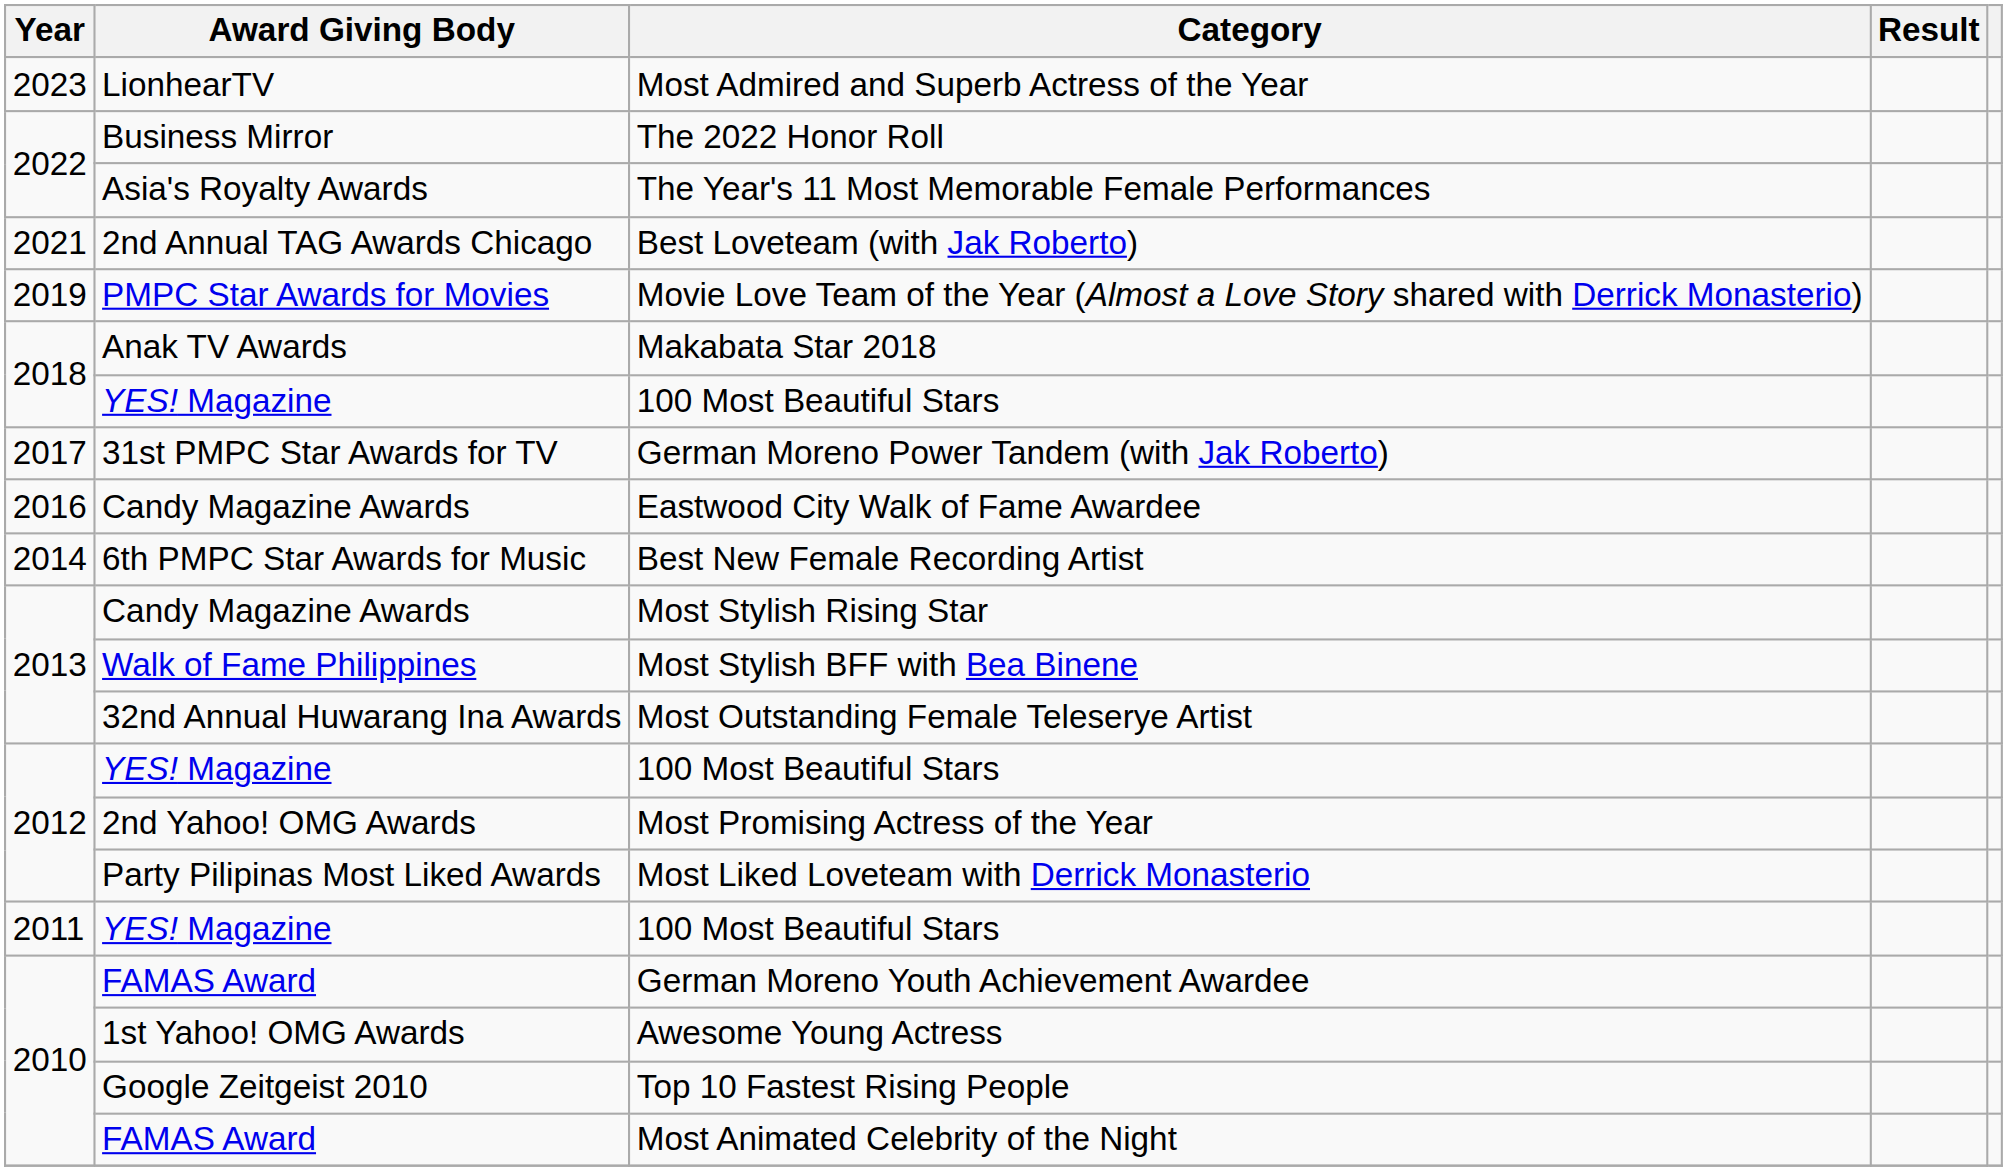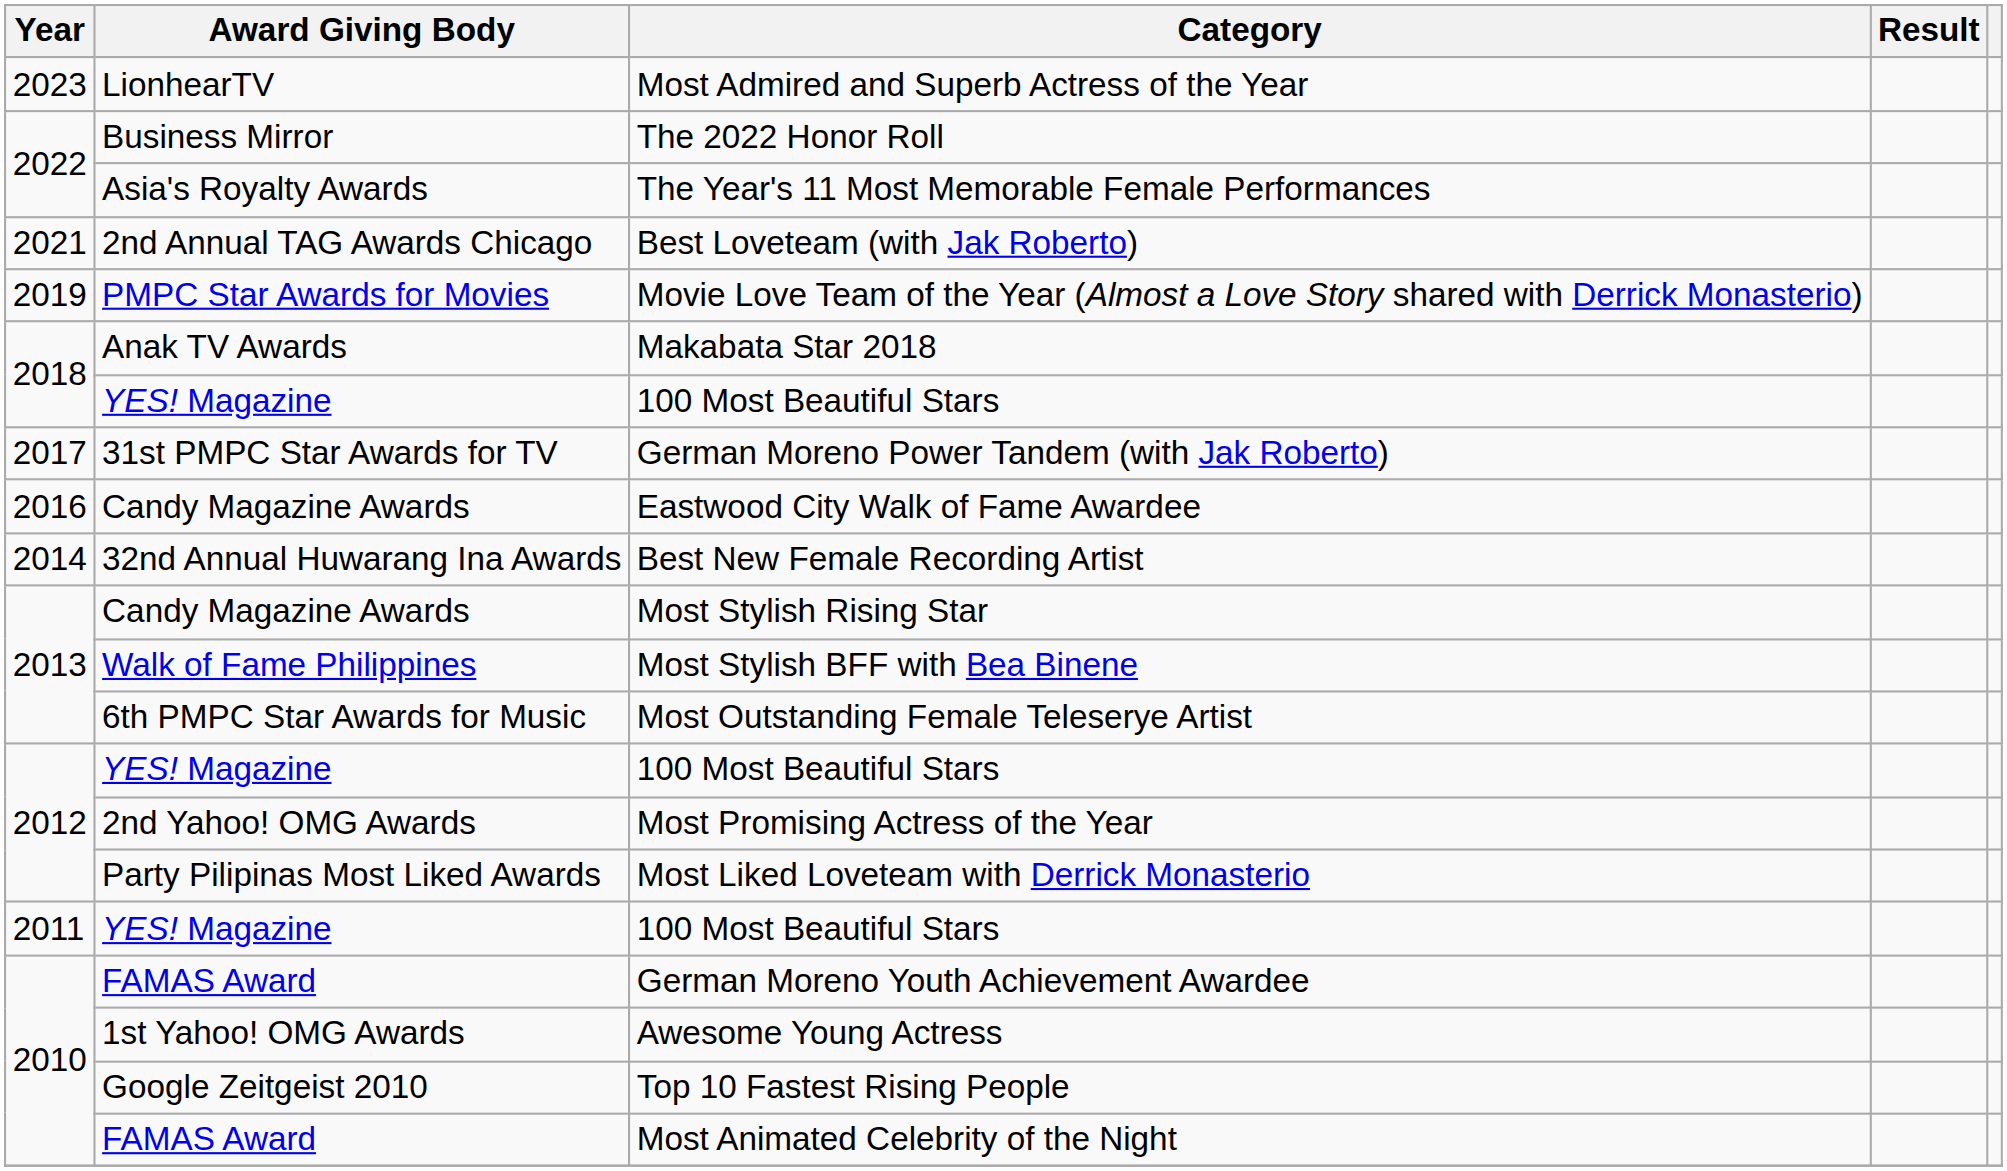(344, 558) 6th PMPC Star Awards for Music -> (362, 558) 32nd Annual Huwarang Ina Awards
(362, 717) 32nd Annual Huwarang Ina Awards -> (344, 717) 6th PMPC Star Awards for Music
